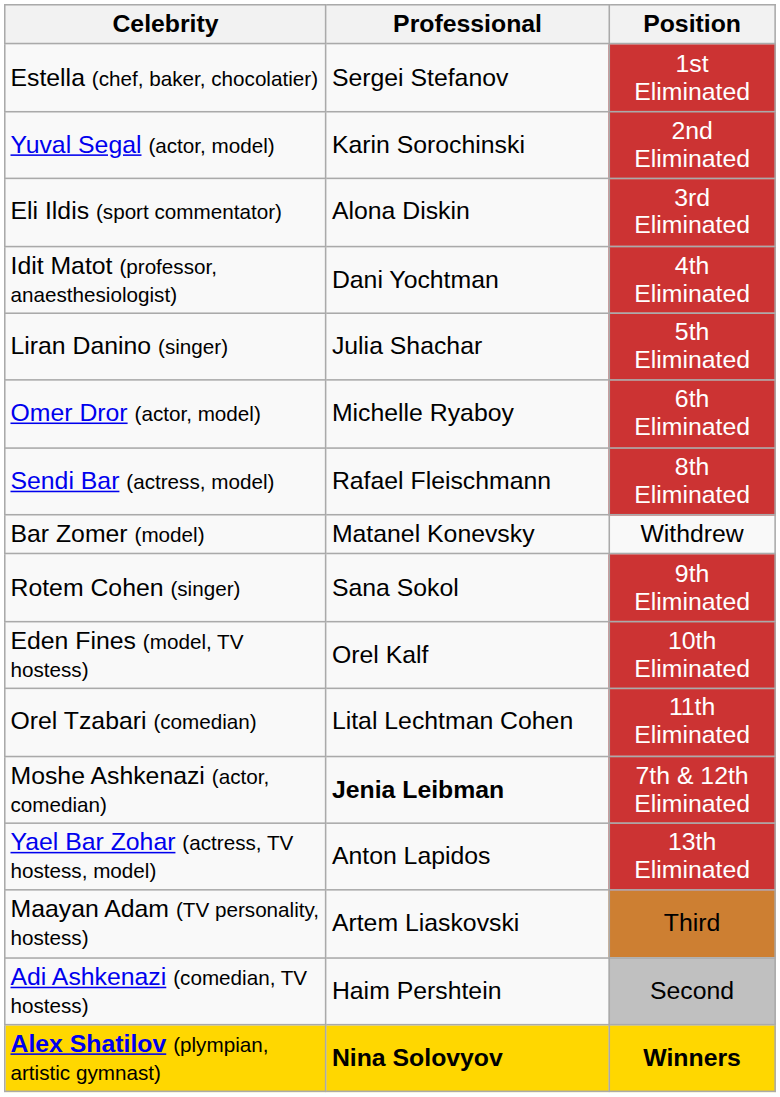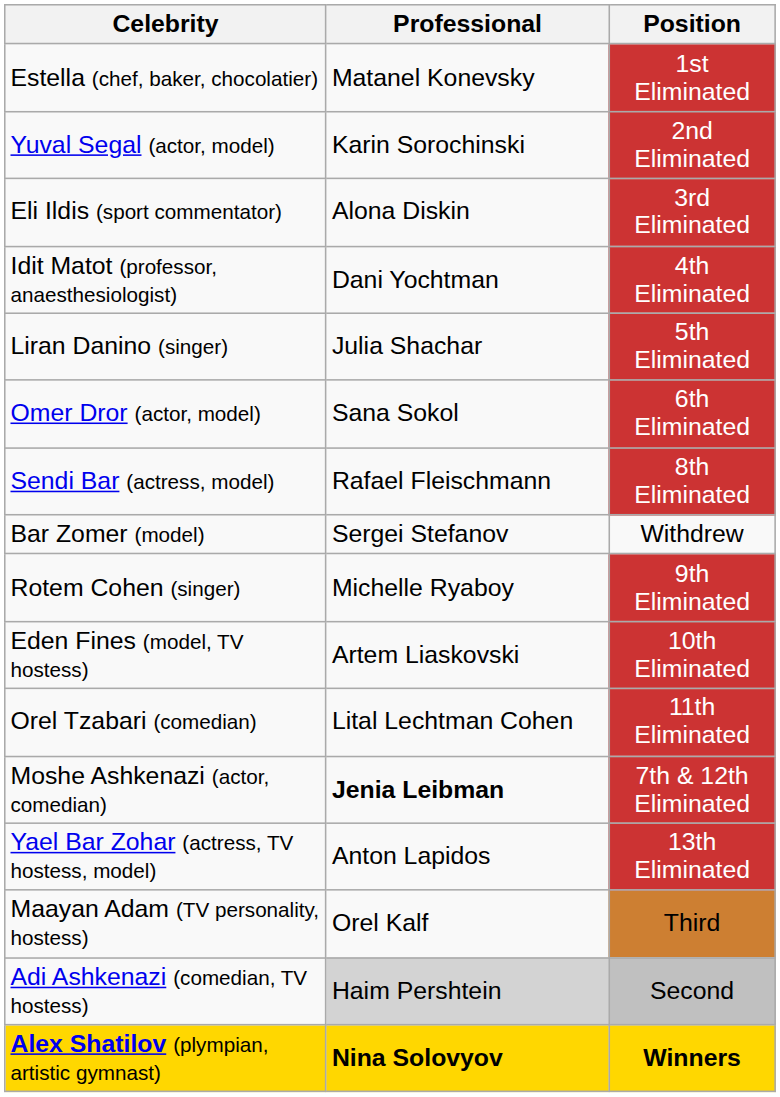(420, 77) Sergei Stefanov -> (433, 77) Matanel Konevsky
(423, 413) Michelle Ryaboy -> (395, 413) Sana Sokol
(433, 534) Matanel Konevsky -> (420, 534) Sergei Stefanov
(395, 587) Sana Sokol -> (423, 587) Michelle Ryaboy
(380, 654) Orel Kalf -> (426, 654) Artem Liaskovski
(426, 923) Artem Liaskovski -> (380, 923) Orel Kalf
(417, 990) no background -> (417, 990) lightgrey background
